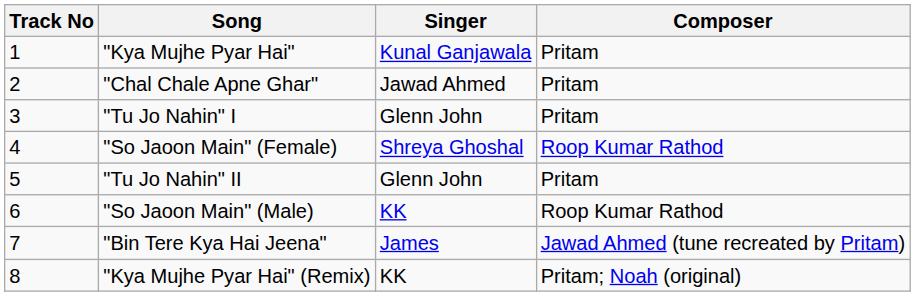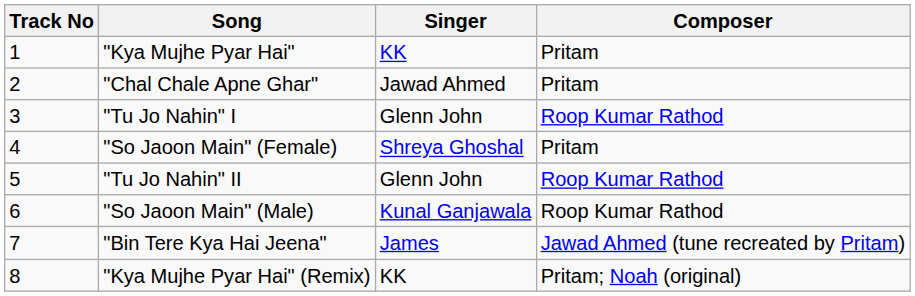(456, 52) Kunal Ganjawala -> (393, 52) KK
(570, 116) Pritam -> (632, 116) Roop Kumar Rathod
(632, 148) Roop Kumar Rathod -> (570, 148) Pritam
(570, 180) Pritam -> (632, 180) Roop Kumar Rathod
(393, 211) KK -> (456, 211) Kunal Ganjawala
